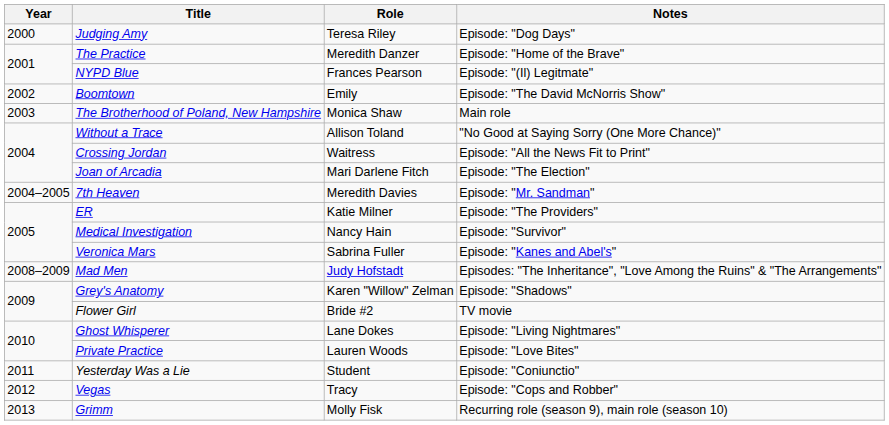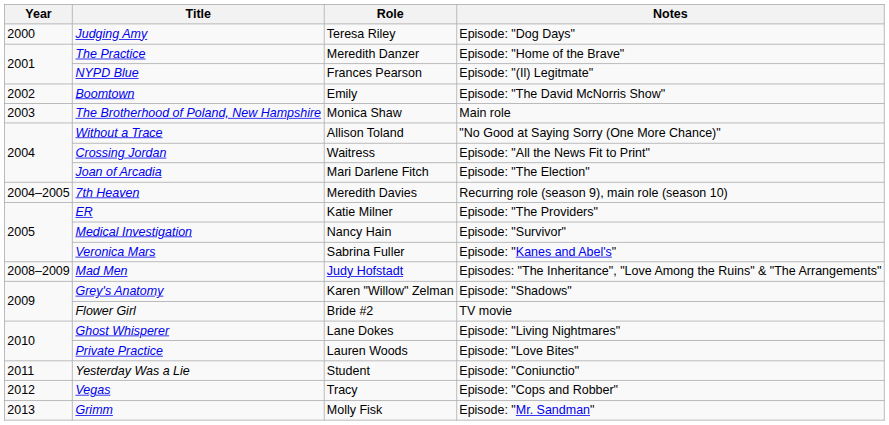(527, 192) Episode: "Mr. Sandman" -> (594, 192) Recurring role (season 9), main role (season 10)
(594, 410) Recurring role (season 9), main role (season 10) -> (527, 410) Episode: "Mr. Sandman"
